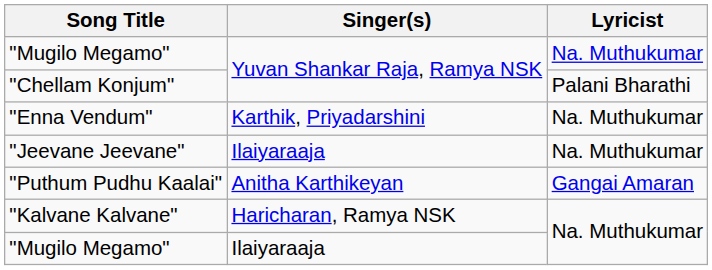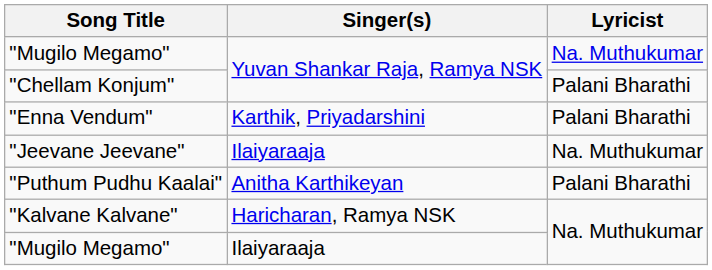(627, 118) Na. Muthukumar -> (621, 118) Palani Bharathi
(623, 183) Gangai Amaran -> (621, 183) Palani Bharathi
